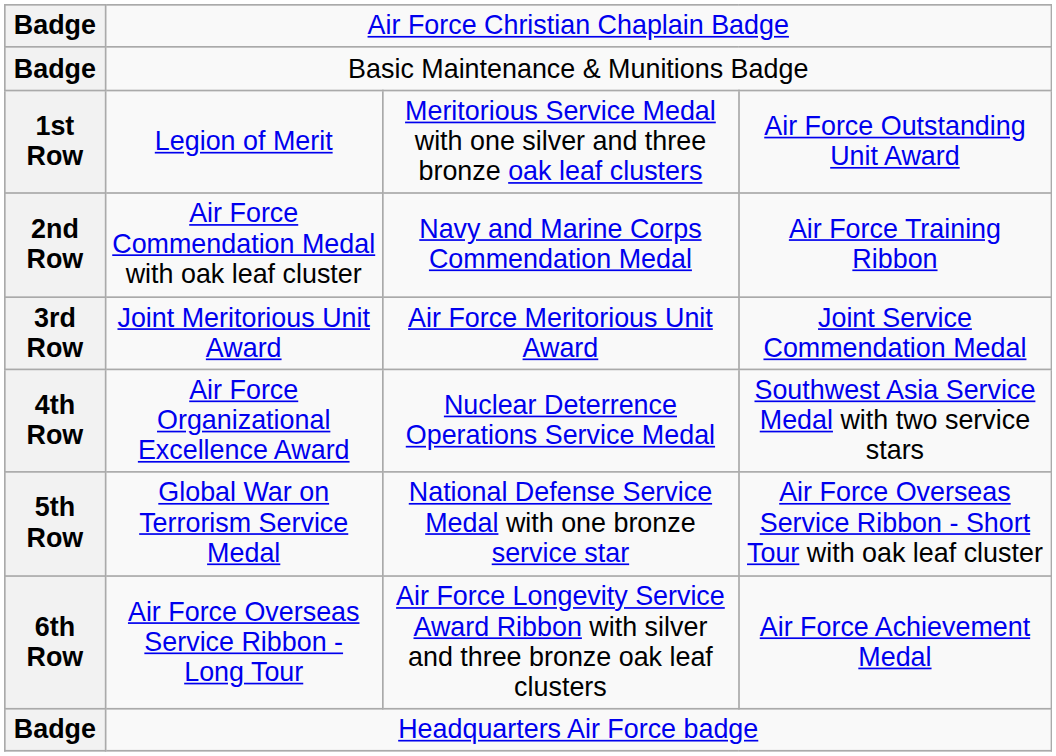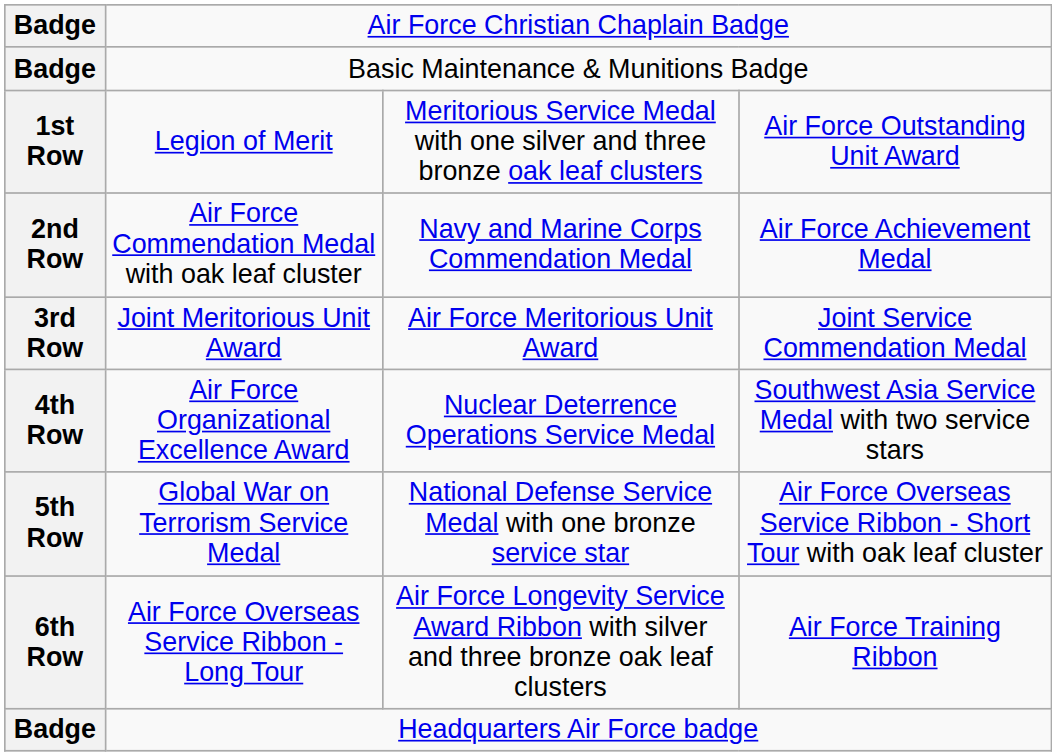(895, 244) Air Force Training Ribbon -> (895, 244) Air Force Achievement Medal
(895, 641) Air Force Achievement Medal -> (895, 641) Air Force Training Ribbon
